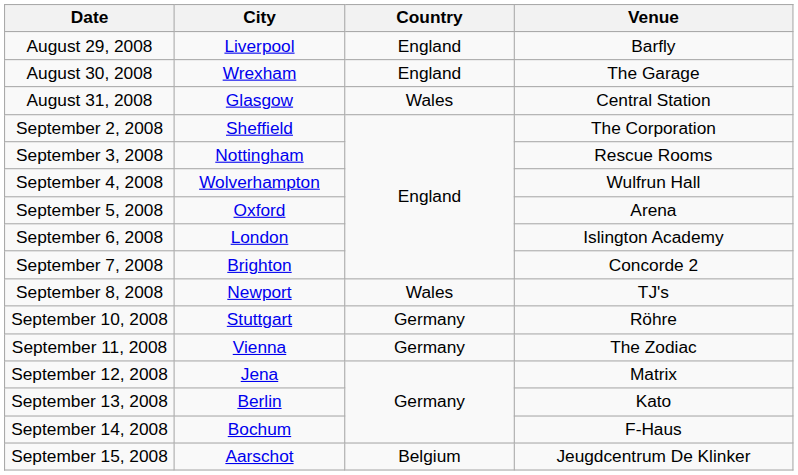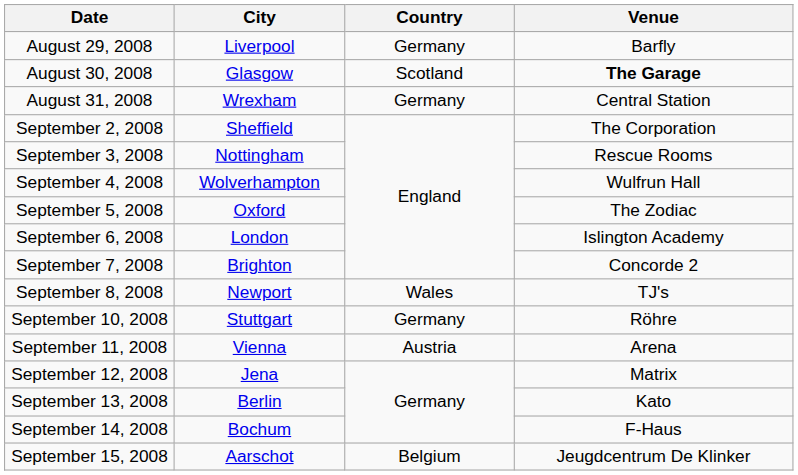(429, 45) England -> (429, 45) Germany
(259, 73) Wrexham -> (259, 73) Glasgow
(429, 73) England -> (429, 73) Scotland
(653, 73) normal -> (653, 73) bold
(259, 100) Glasgow -> (259, 100) Wrexham
(429, 100) Wales -> (429, 100) Germany
(653, 210) Arena -> (653, 210) The Zodiac
(429, 347) Germany -> (429, 347) Austria
(653, 347) The Zodiac -> (653, 347) Arena
